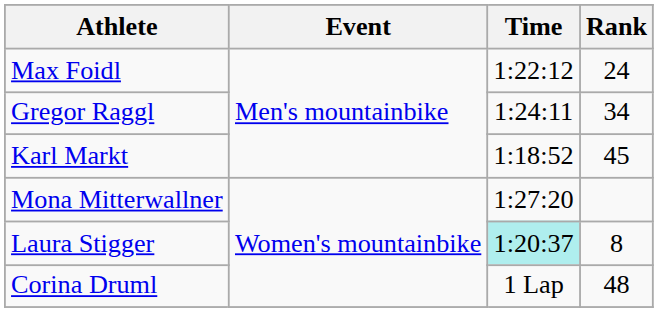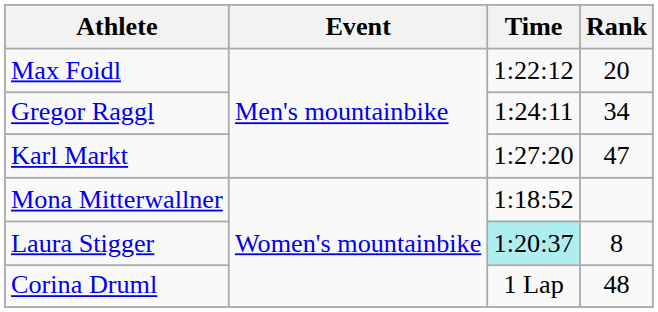(617, 69) 24 -> (617, 69) 20
(534, 156) 1:18:52 -> (534, 156) 1:27:20
(617, 156) 45 -> (617, 156) 47
(534, 199) 1:27:20 -> (534, 199) 1:18:52
